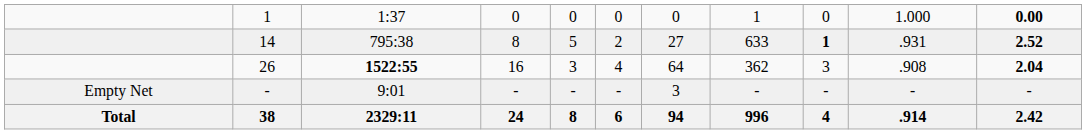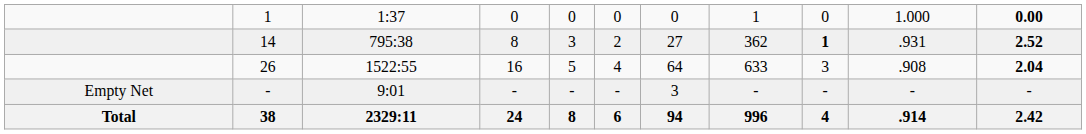(573, 41) 5 -> (572, 41) 3
(757, 41) 633 -> (756, 41) 362
(391, 66) bold -> (391, 66) normal
(573, 66) 3 -> (572, 66) 5
(757, 66) 362 -> (756, 66) 633
